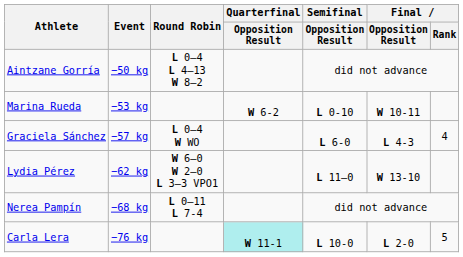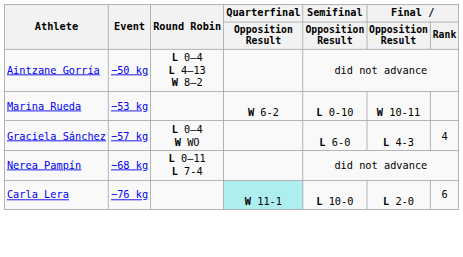- row: (41, 171)
(445, 237) 5 -> (445, 195) 6
